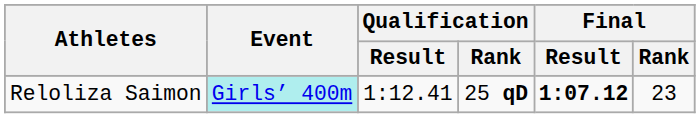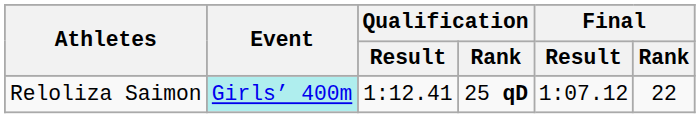(584, 94) bold -> (584, 94) normal
(664, 94) 23 -> (664, 94) 22
